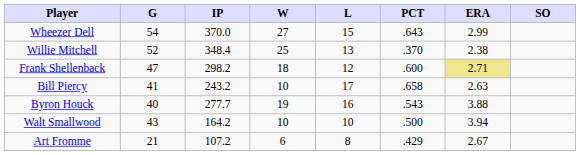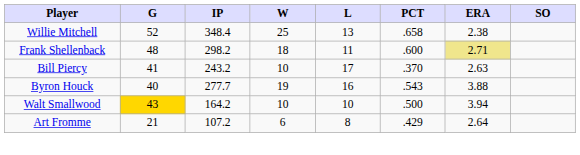- row: (62, 31)
(413, 50) .370 -> (413, 31) .658
(153, 68) 47 -> (153, 50) 48
(348, 68) 12 -> (348, 50) 11
(413, 86) .658 -> (413, 68) .370
(153, 123) no background -> (153, 104) gold background
(478, 141) 2.67 -> (478, 123) 2.64
